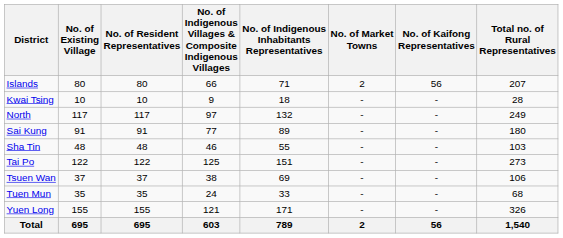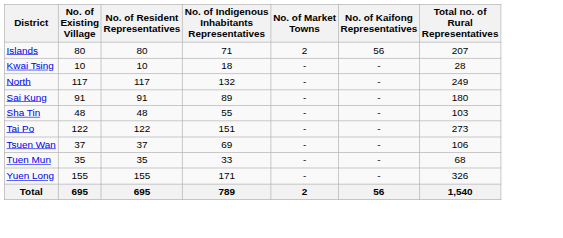- column: (211, 40)
